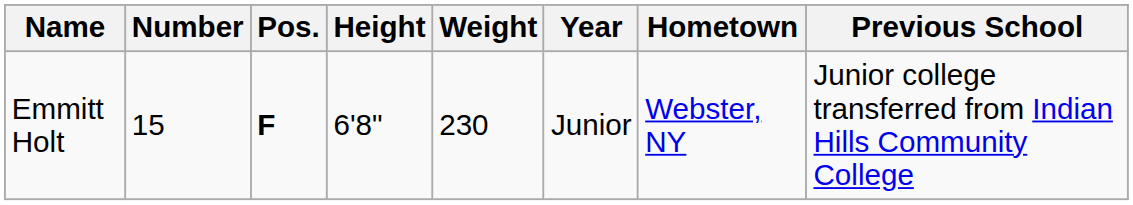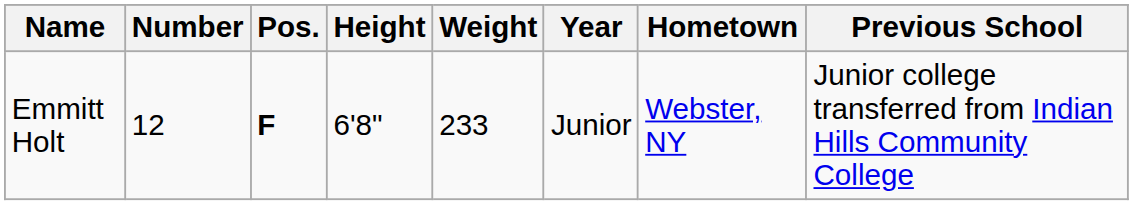(148, 124) 15 -> (148, 124) 12
(464, 124) 230 -> (464, 124) 233
